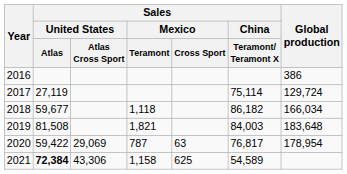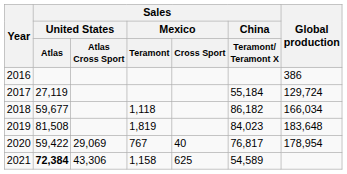(246, 93) 75,114 -> (247, 93) 55,184
(143, 127) 1,821 -> (143, 127) 1,819
(247, 127) 84,003 -> (247, 127) 84,023
(138, 144) 787 -> (138, 144) 767
(180, 144) 63 -> (180, 144) 40
